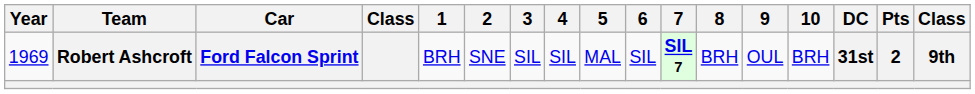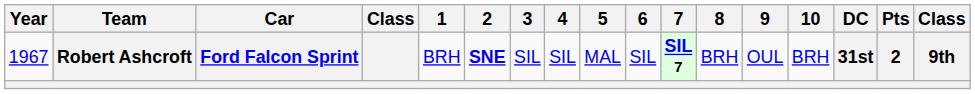(29, 56) 1969 -> (29, 56) 1967
(487, 56) normal -> (487, 56) bold
